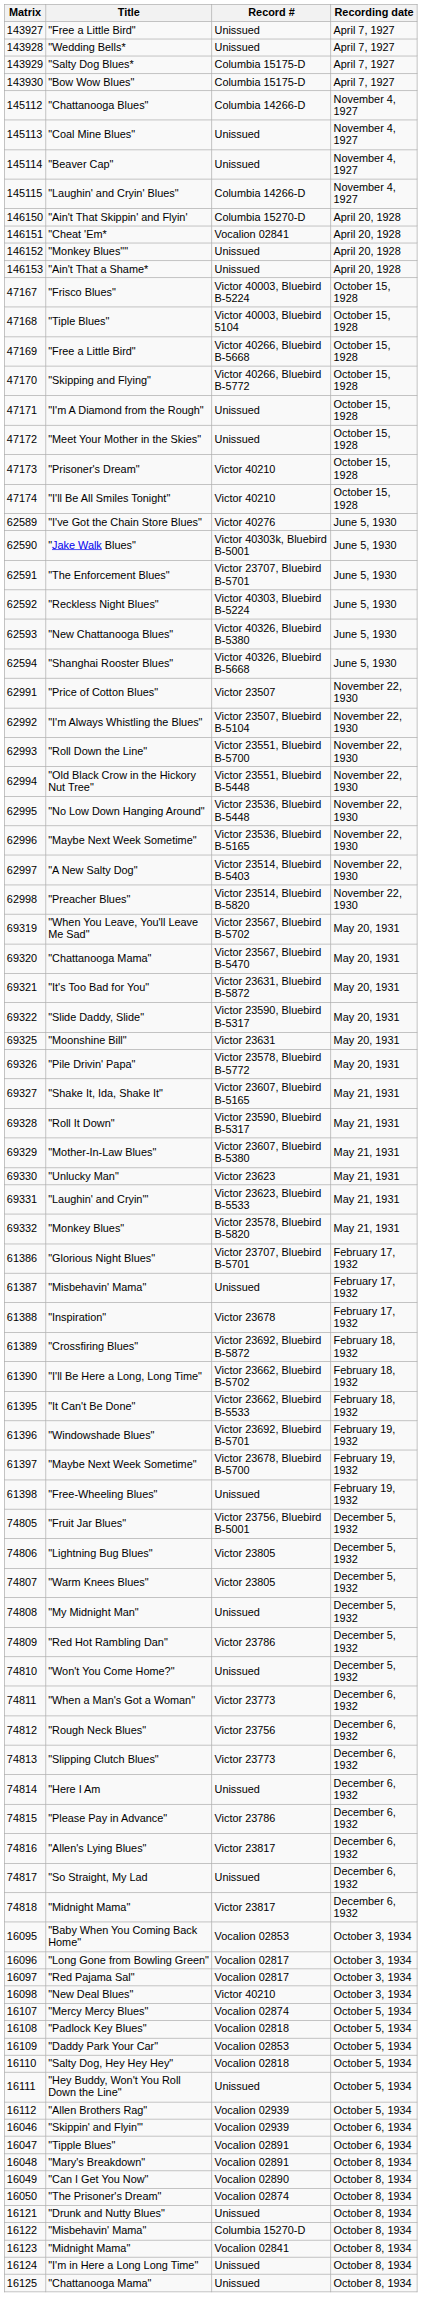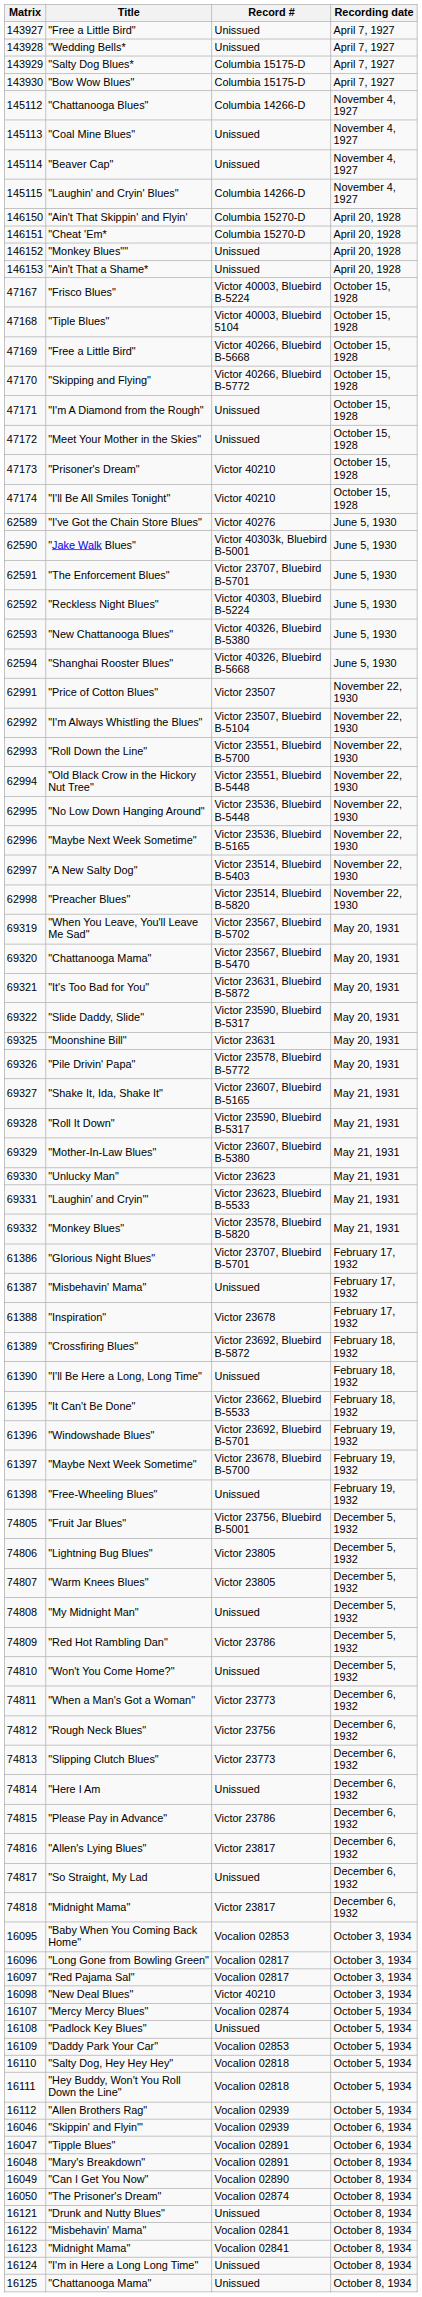(252, 234) Vocalion 02841 -> (260, 234) Columbia 15270-D
(268, 1376) Victor 23662, Bluebird B-5702 -> (237, 1376) Unissued
(252, 2029) Vocalion 02818 -> (237, 2029) Unissued
(237, 2087) Unissued -> (252, 2087) Vocalion 02818
(260, 2231) Columbia 15270-D -> (252, 2231) Vocalion 02841
